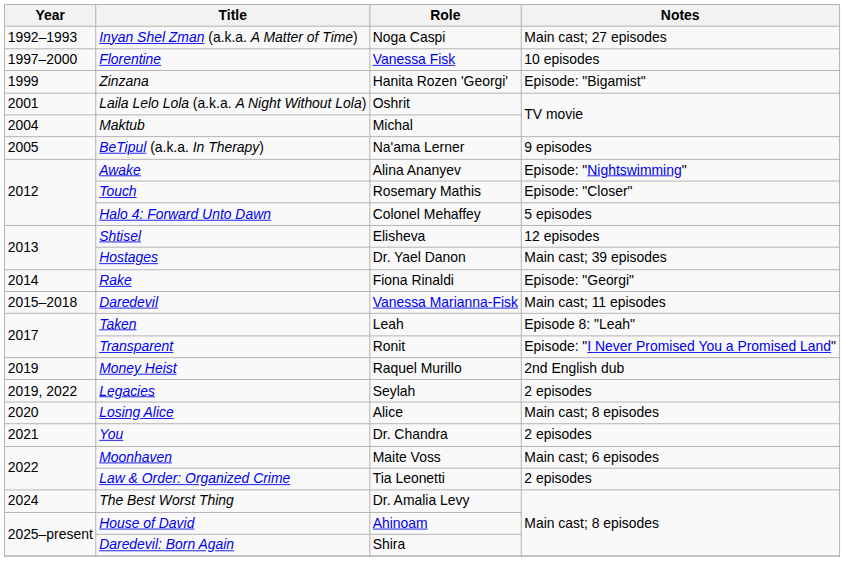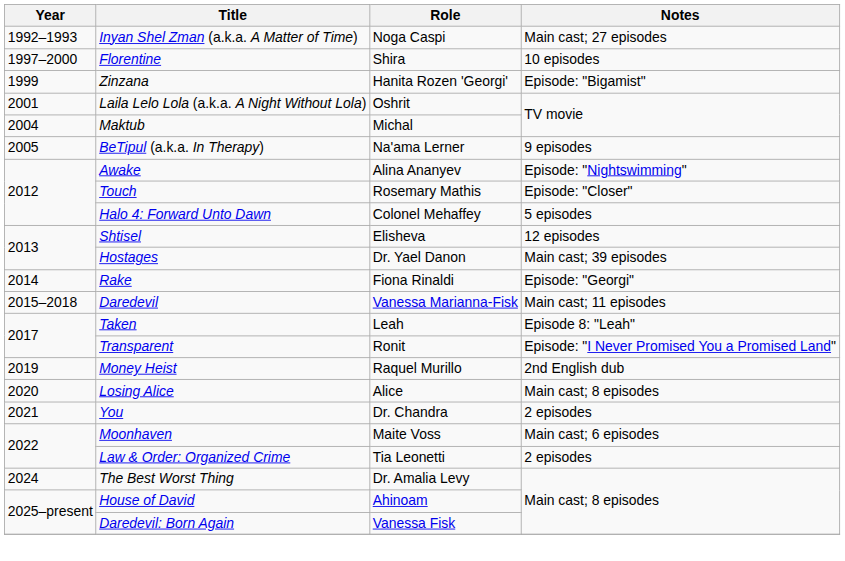(414, 59) Vanessa Fisk -> (389, 59) Shira
- row: (127, 390)
(389, 545) Shira -> (414, 523) Vanessa Fisk
